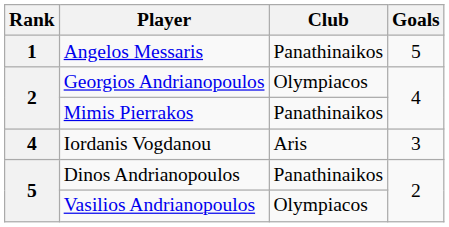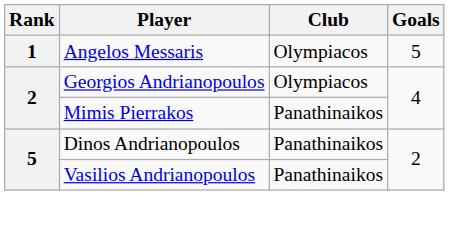(328, 50) Panathinaikos -> (321, 50) Olympiacos
- row: (137, 143)
(321, 205) Olympiacos -> (328, 174) Panathinaikos
